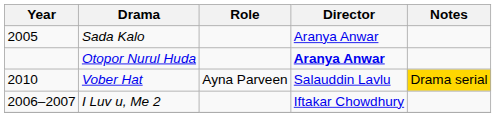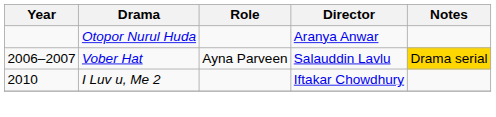- row: (113, 36)
(339, 58) bold -> (336, 36) normal
(23, 79) 2010 -> (42, 58) 2006–2007
(42, 101) 2006–2007 -> (23, 79) 2010
